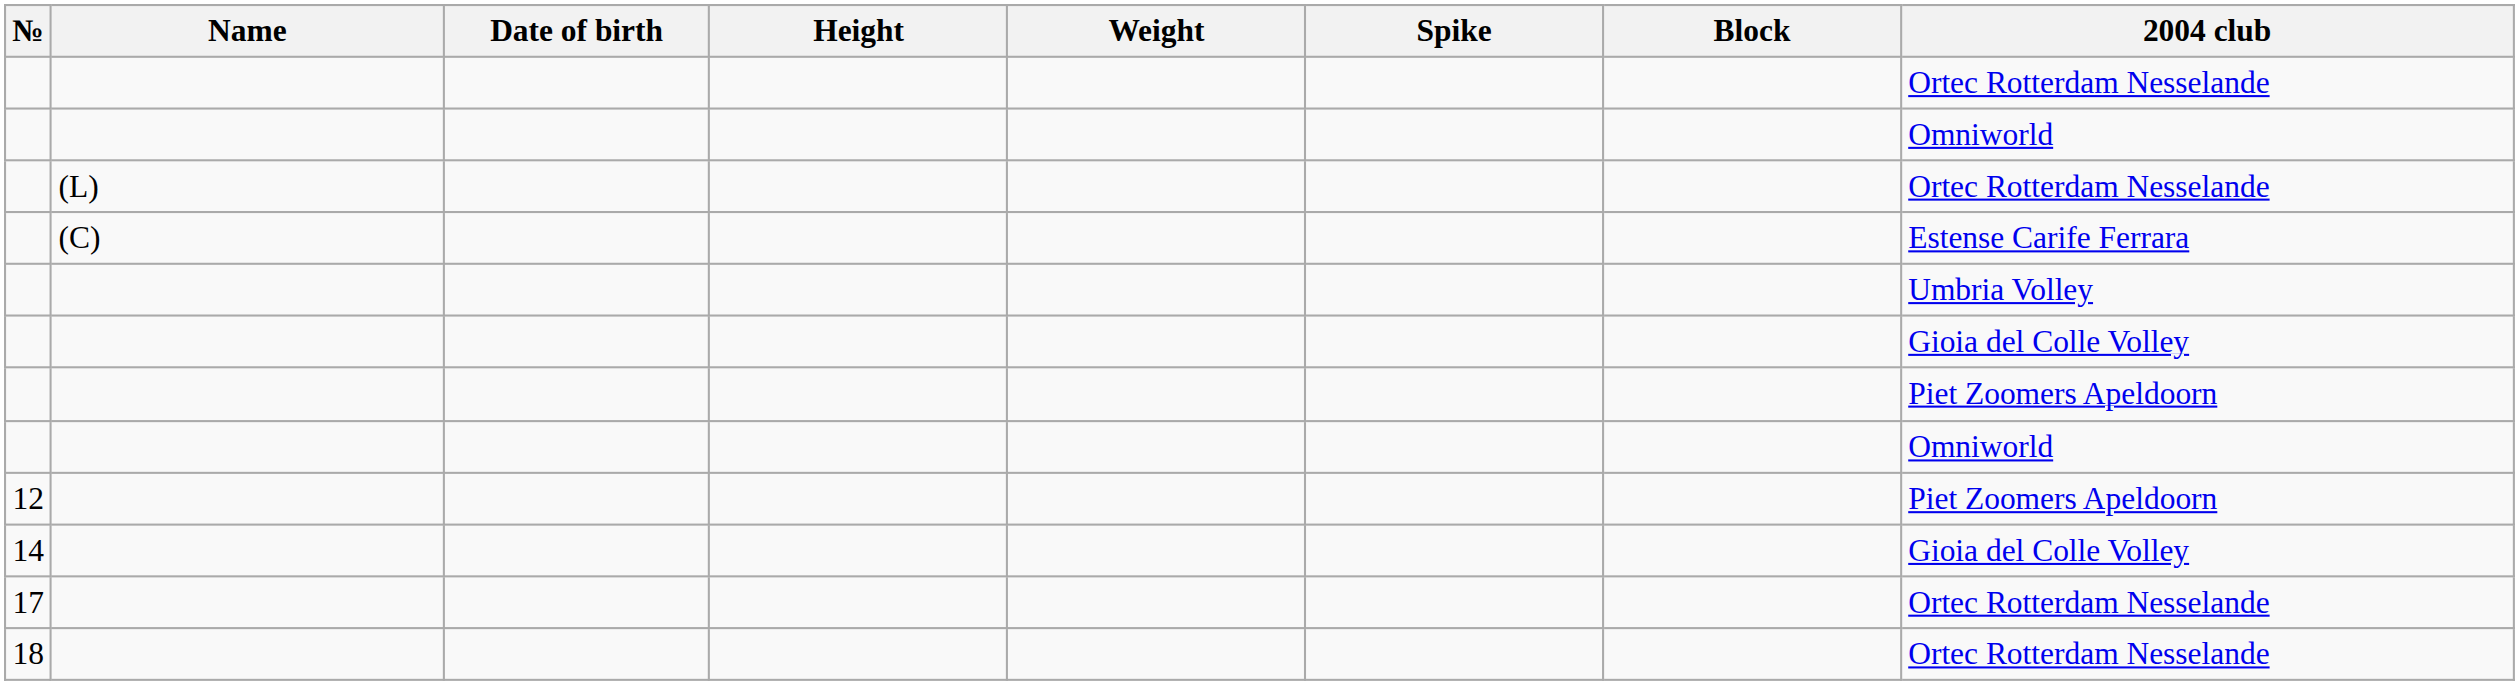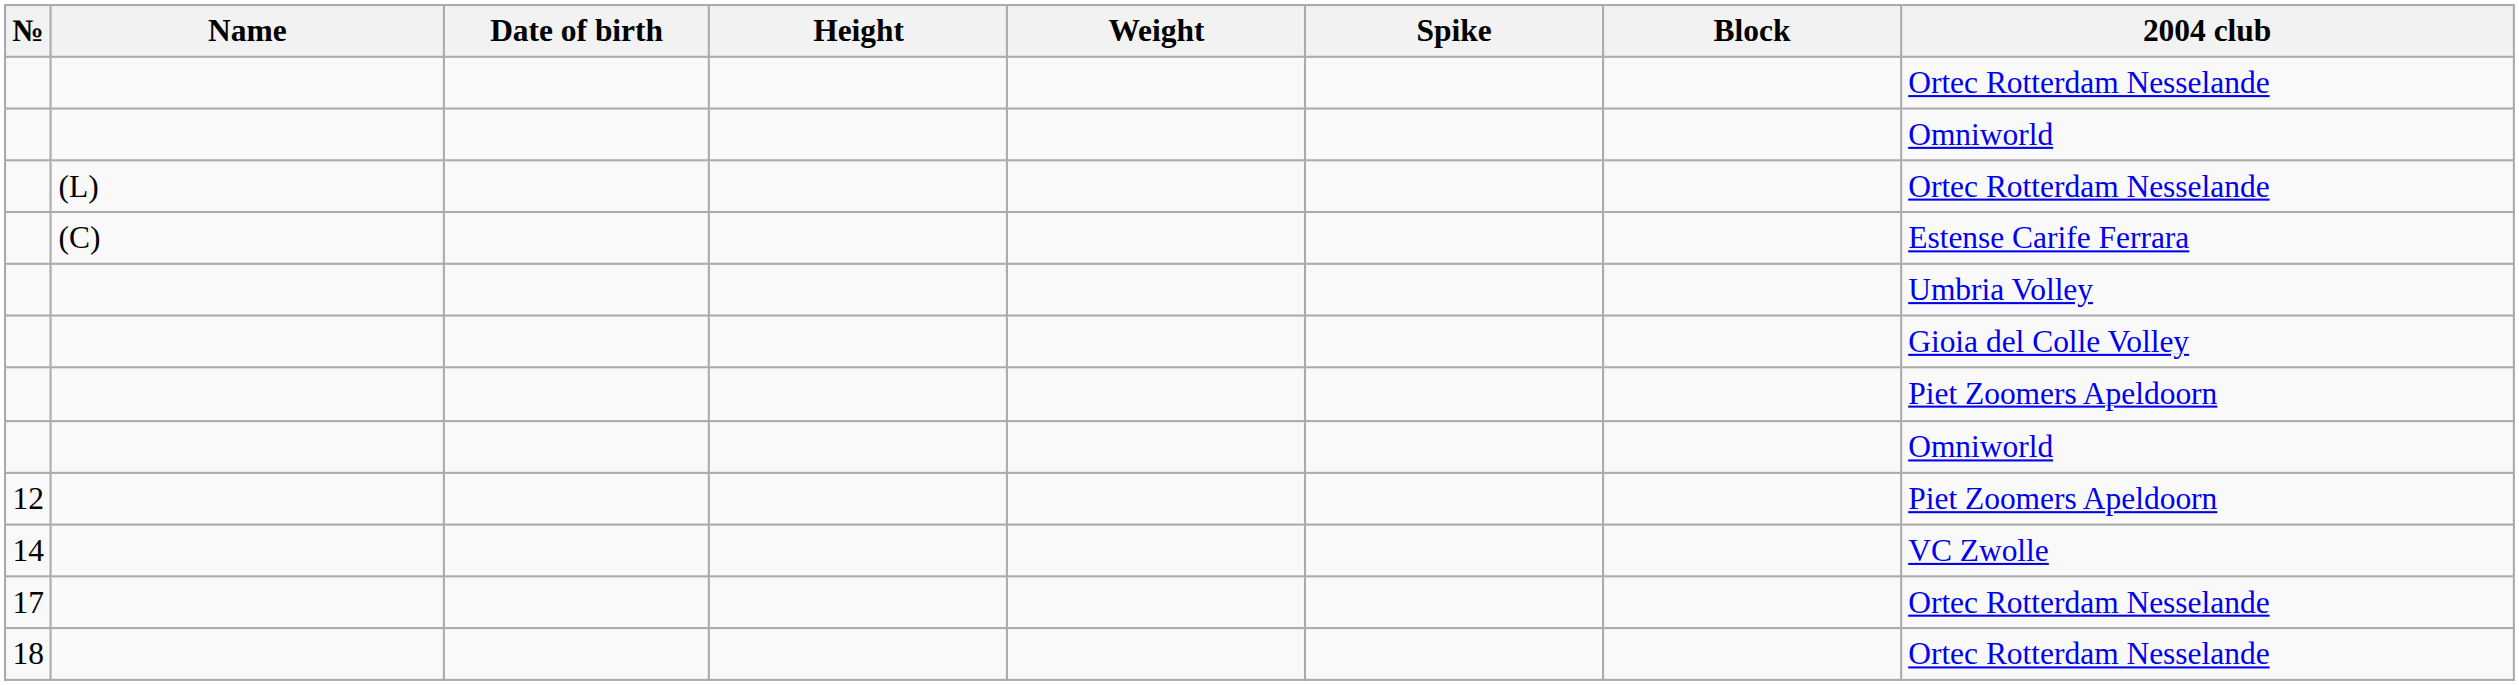(2049, 549) Gioia del Colle Volley -> (1979, 549) VC Zwolle
